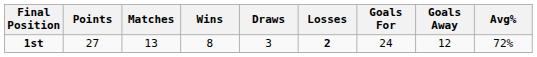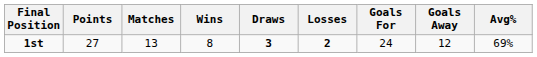(269, 44) normal -> (269, 44) bold
(503, 44) 72% -> (503, 44) 69%
